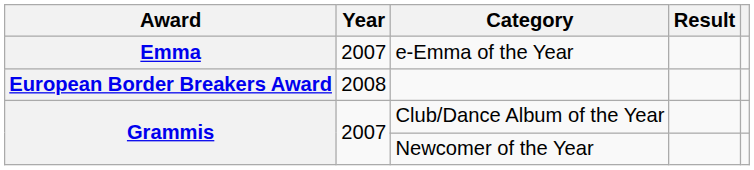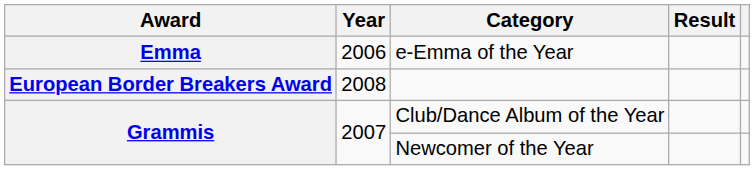(364, 52) 2007 -> (364, 52) 2006
